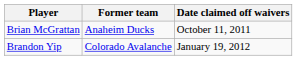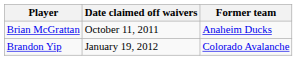columns swapped: (128, 13) <-> (233, 13)
